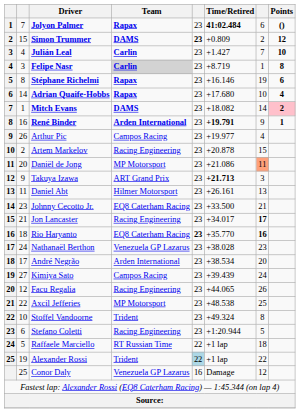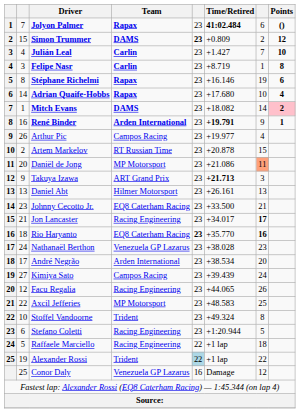(125, 66) lightgrey background -> (125, 66) no background
(147, 150) Racing Engineering -> (143, 150) RT Russian Time
(23, 191) 11 -> (23, 191) 13
(220, 303) +48.538 -> (220, 303) +48.583
(143, 344) RT Russian Time -> (147, 344) Racing Engineering
